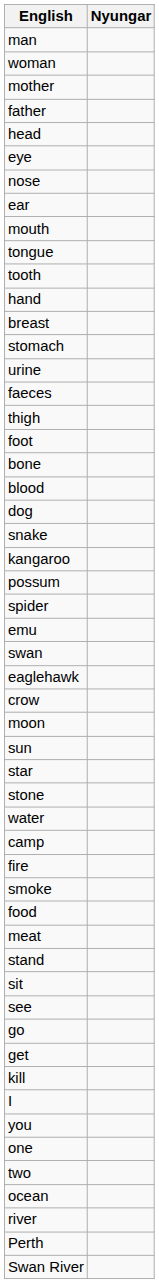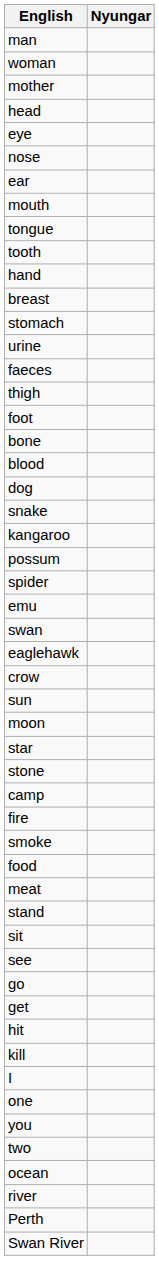- row: (27, 110)
rows swapped: (20, 747) <-> (27, 724)
- row: (26, 818)
+ row: (16, 1031)
rows swapped: (20, 1125) <-> (20, 1149)
